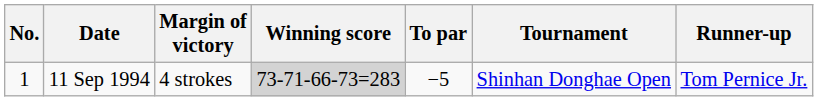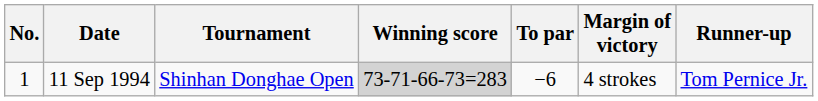columns swapped: (574, 33) <-> (203, 33)
(438, 79) −5 -> (545, 79) −6
